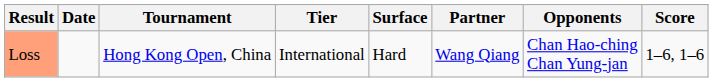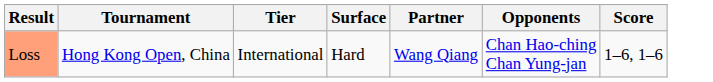- column: (79, 17)
